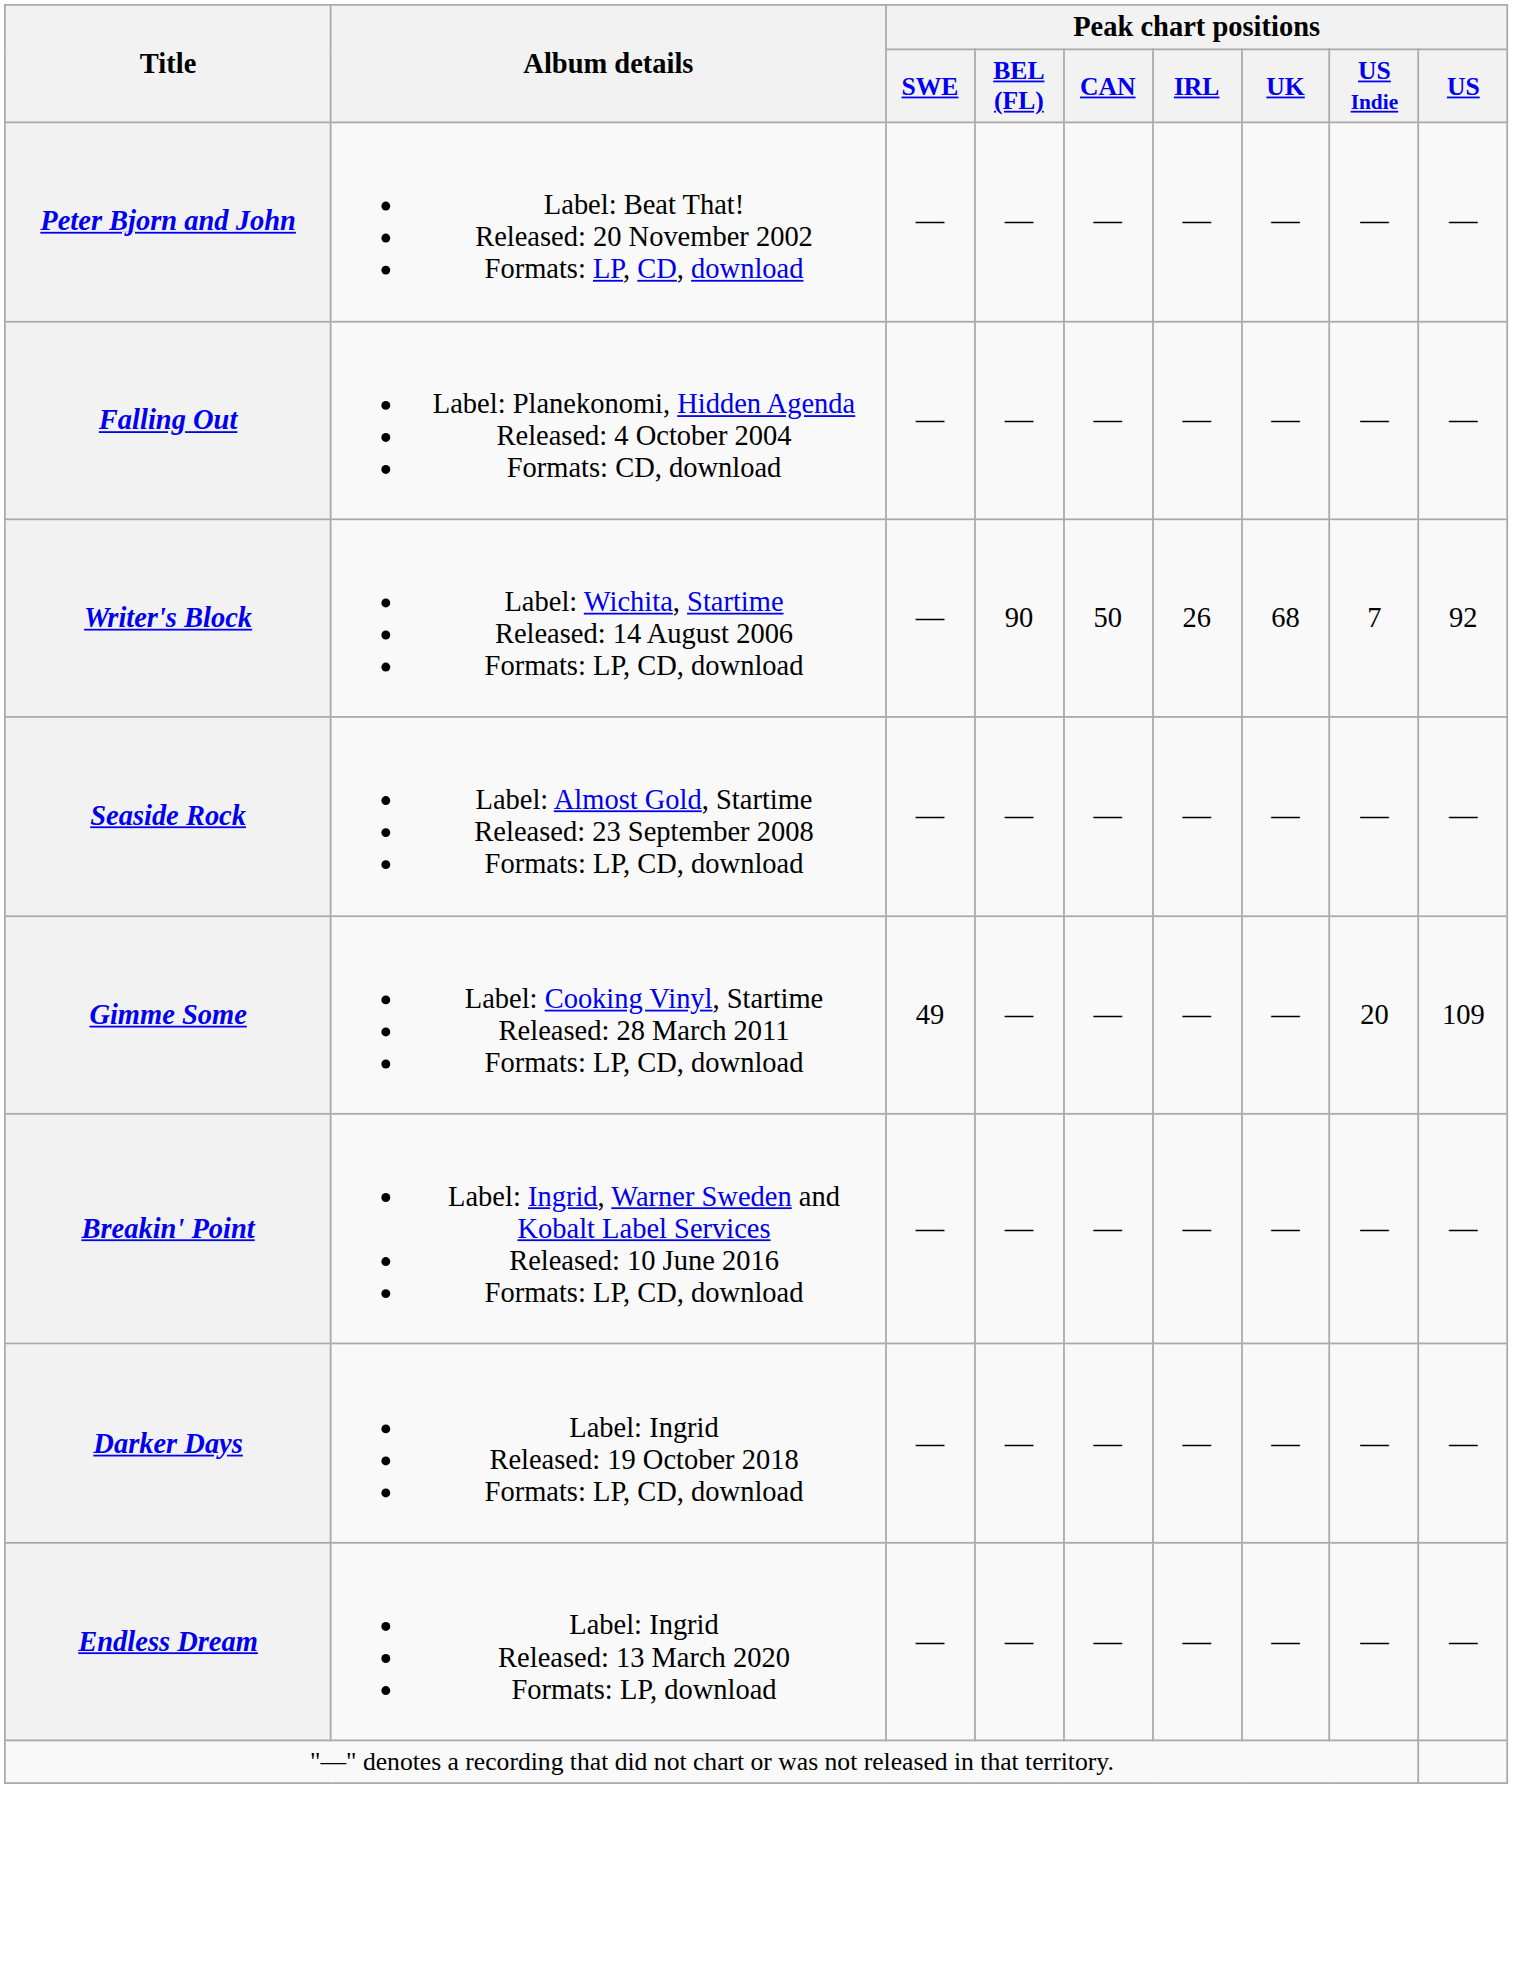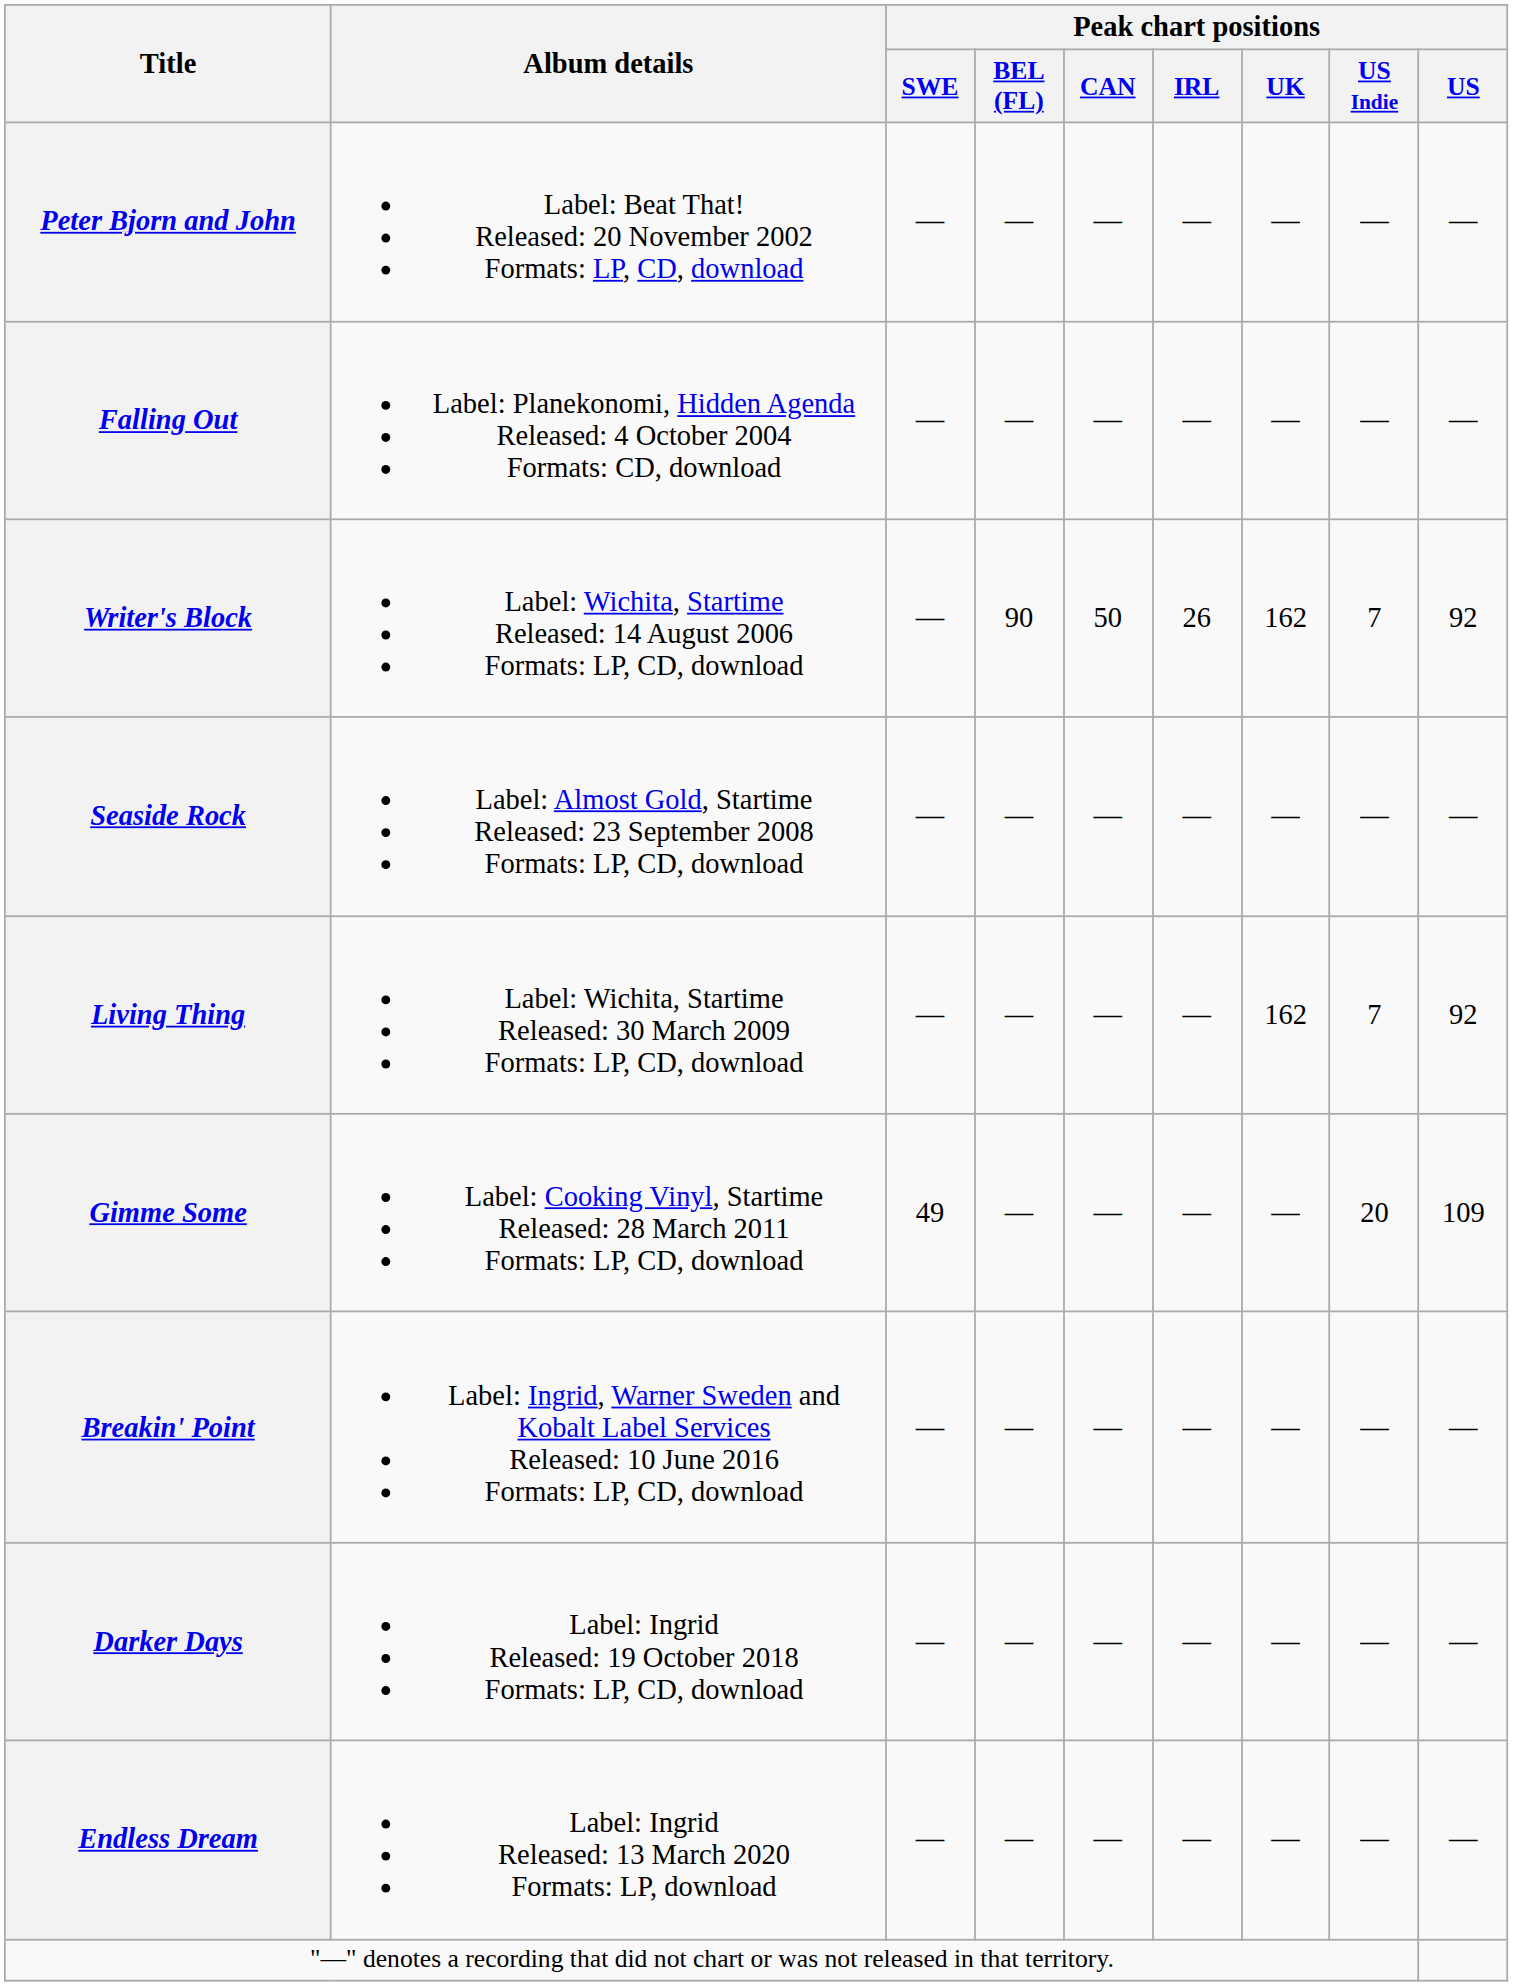(1286, 617) 68 -> (1286, 617) 162
+ row: (168, 1014)
